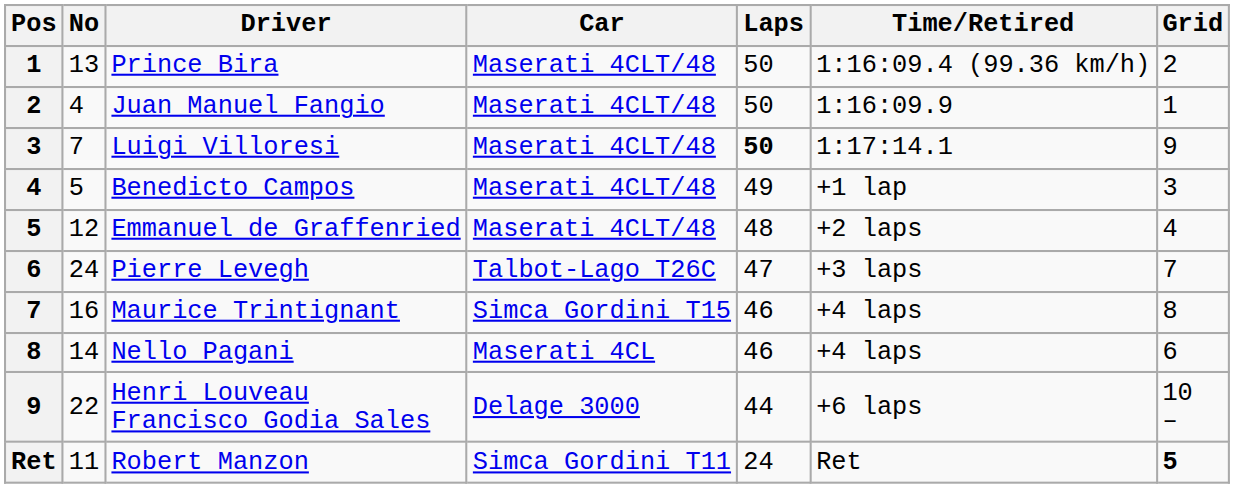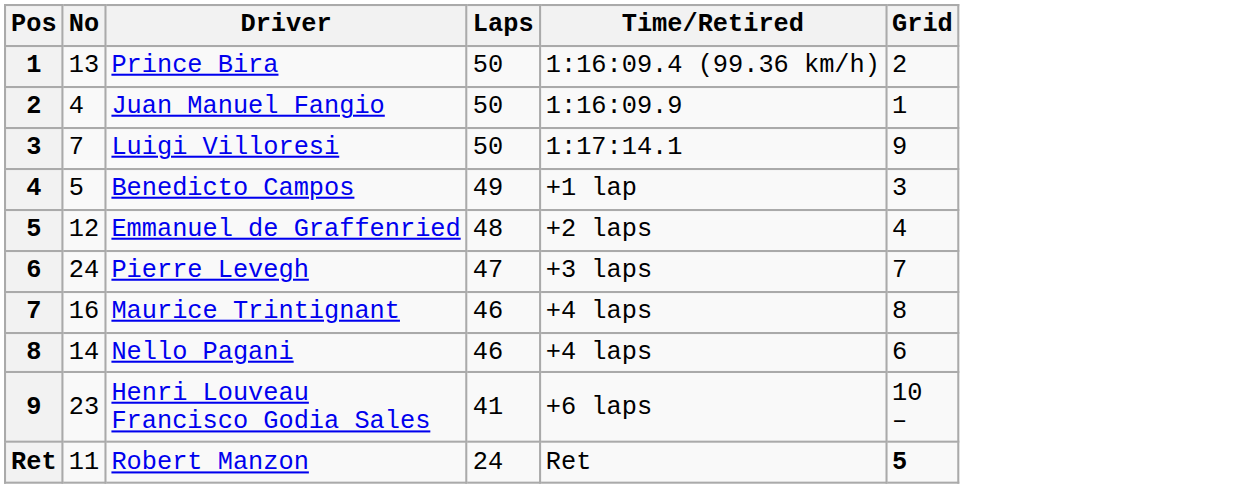- column: (602, 26)
(758, 148) bold -> (488, 148) normal
(84, 408) 22 -> (84, 408) 23
(758, 408) 44 -> (488, 408) 41
